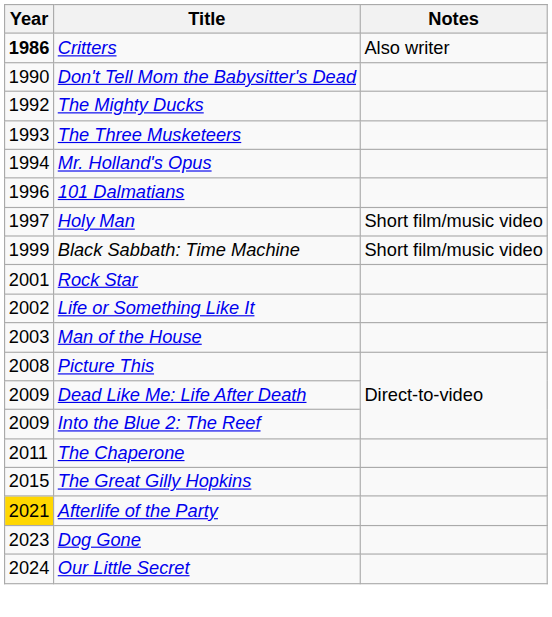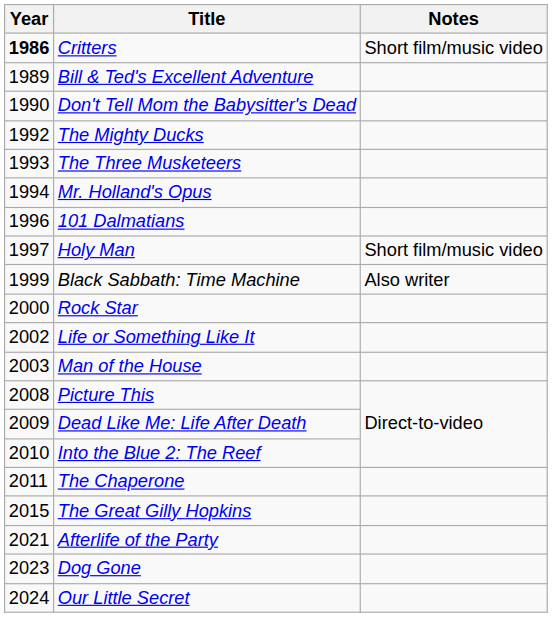(407, 47) Also writer -> (454, 47) Short film/music video
+ row: (186, 76)
(454, 250) Short film/music video -> (407, 279) Also writer
(29, 279) 2001 -> (29, 308) 2000
(29, 423) 2009 -> (29, 452) 2010
(29, 510) gold background -> (29, 539) no background
